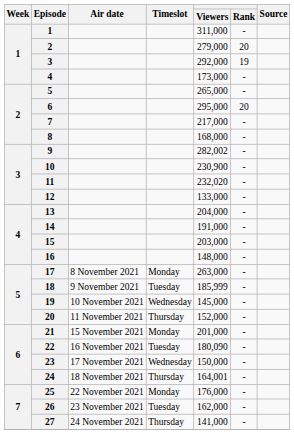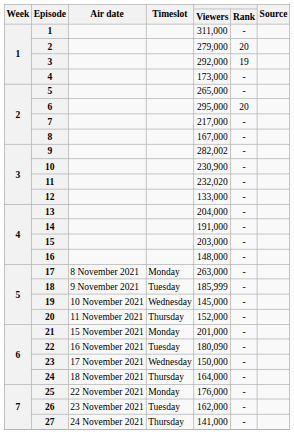(212, 137) 168,000 -> (212, 137) 167,000
(212, 377) 164,001 -> (212, 377) 164,000
